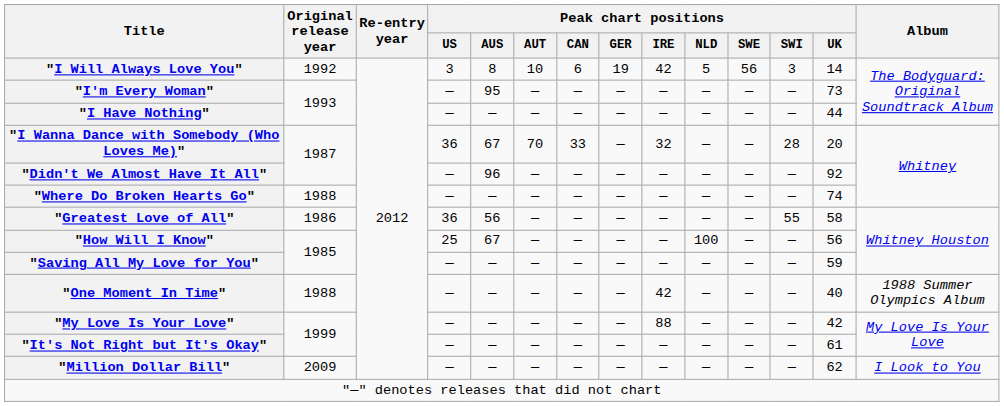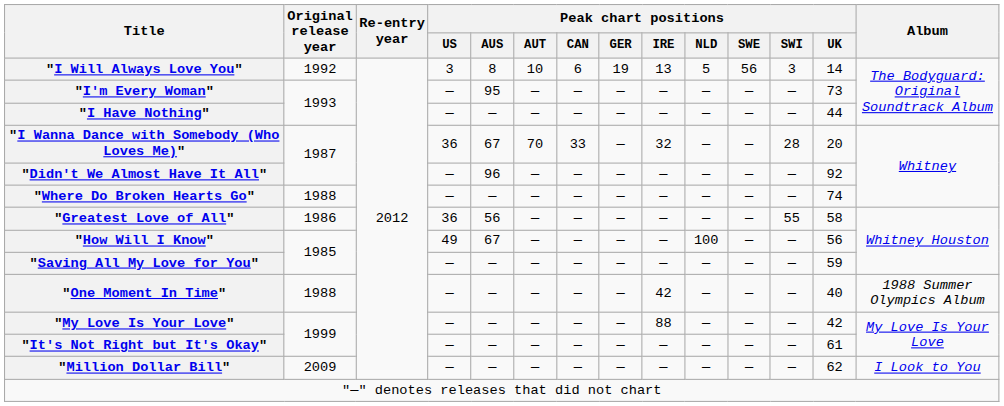(663, 69) 42 -> (663, 69) 13
(449, 241) 25 -> (449, 241) 49
